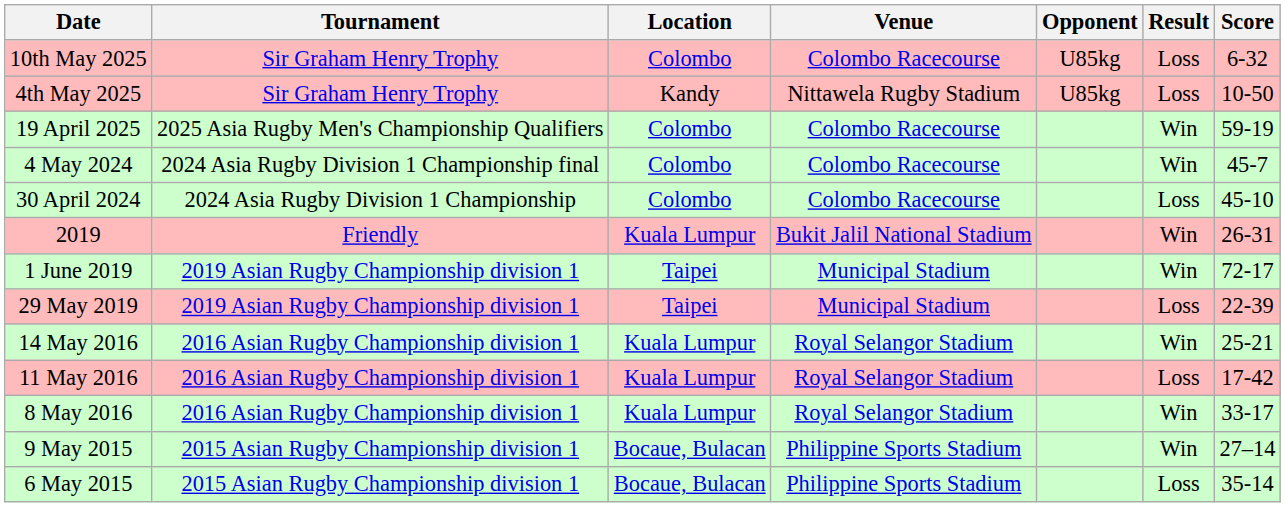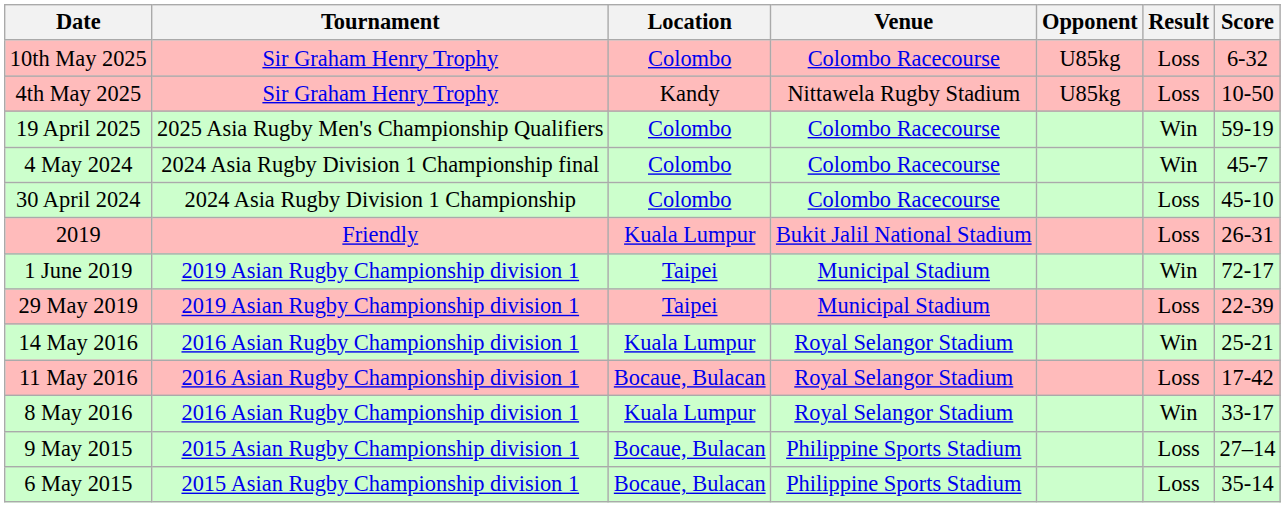(1179, 235) Win -> (1179, 235) Loss
(690, 377) Kuala Lumpur -> (690, 377) Bocaue, Bulacan
(1179, 448) Win -> (1179, 448) Loss
